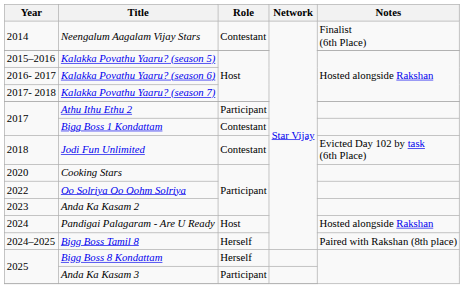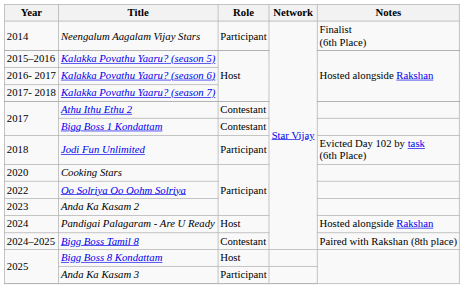(243, 36) Contestant -> (243, 36) Participant
(243, 110) Participant -> (243, 110) Contestant
(243, 150) Contestant -> (243, 150) Participant
(236, 241) Herself -> (243, 241) Contestant
(236, 258) Herself -> (230, 258) Host
